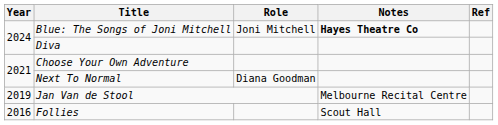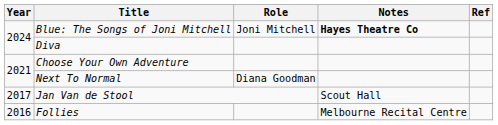(19, 95) 2019 -> (19, 95) 2017
(394, 95) Melbourne Recital Centre -> (351, 95) Scout Hall
(351, 112) Scout Hall -> (394, 112) Melbourne Recital Centre
